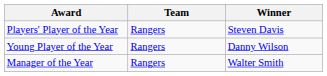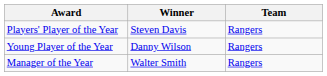columns swapped: (274, 12) <-> (177, 12)
